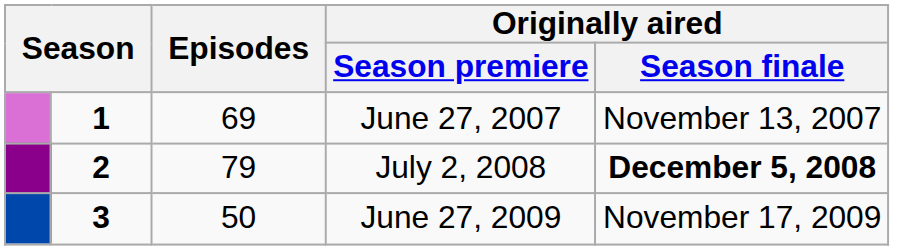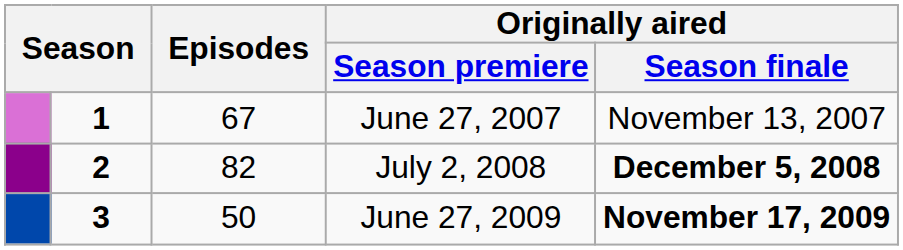(239, 117) 69 -> (239, 117) 67
(239, 167) 79 -> (239, 167) 82
(742, 217) normal -> (747, 217) bold
